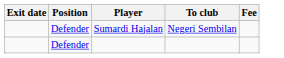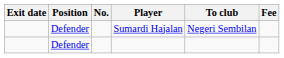+ column: (101, 12)
